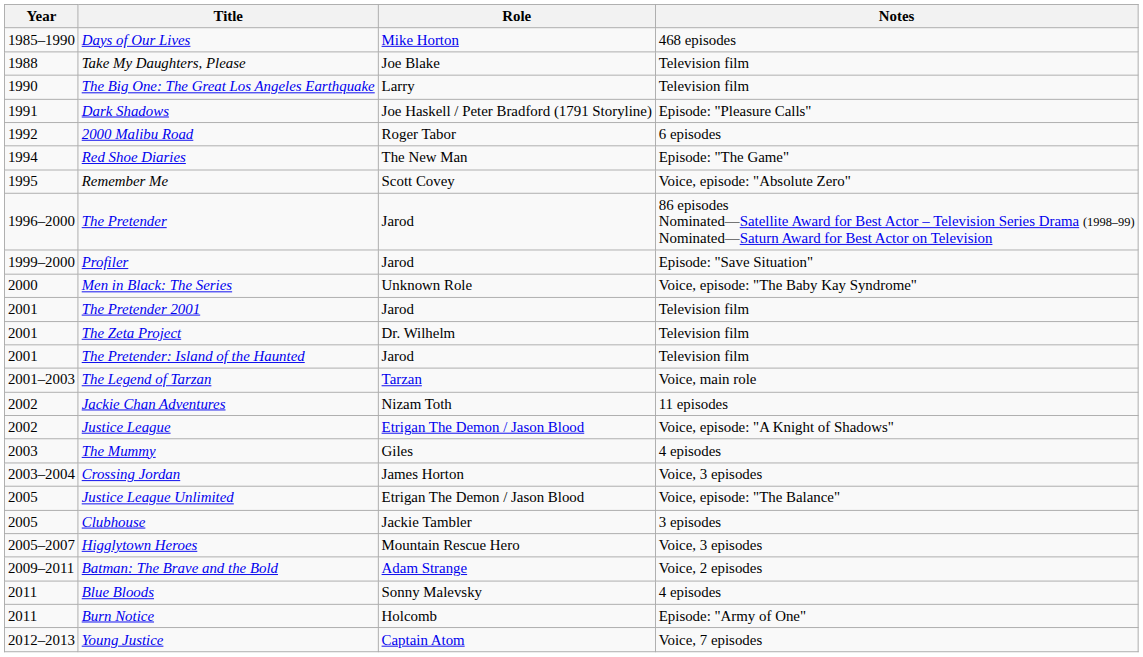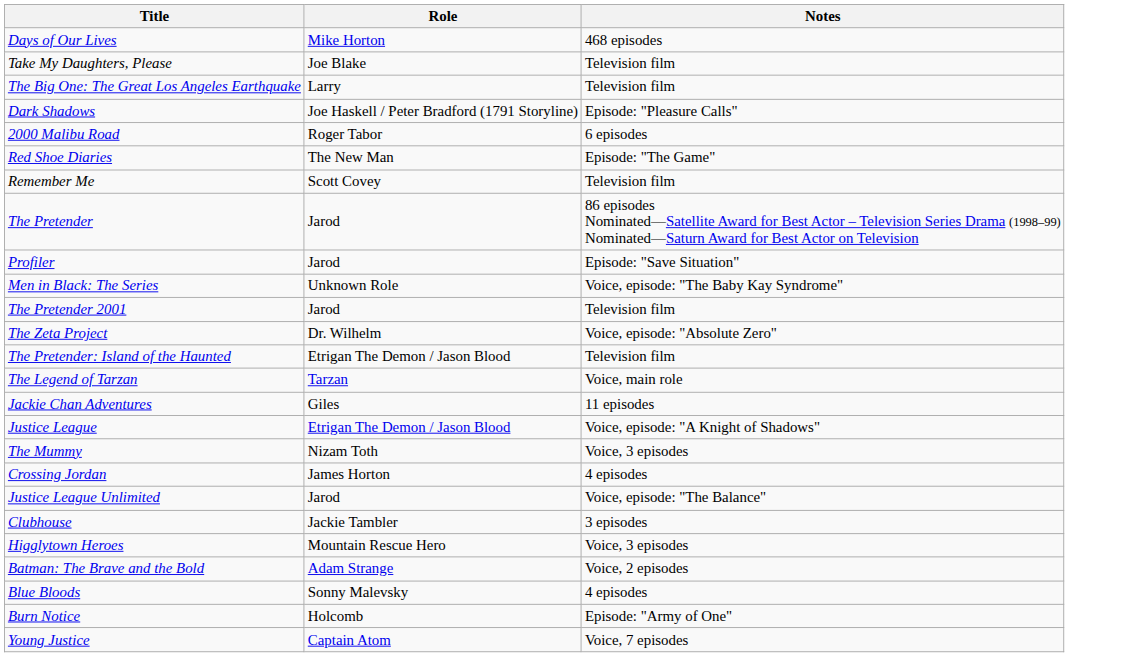- column: (41, 16)
(755, 181) Voice, episode: "Absolute Zero" -> (630, 181) Television film
(704, 332) Television film -> (681, 332) Voice, episode: "Absolute Zero"
(398, 356) Jarod -> (409, 356) Etrigan The Demon / Jason Blood
(417, 403) Nizam Toth -> (323, 403) Giles
(397, 450) Giles -> (343, 450) Nizam Toth
(690, 450) 4 episodes -> (637, 450) Voice, 3 episodes
(710, 474) Voice, 3 episodes -> (616, 474) 4 episodes
(483, 498) Etrigan The Demon / Jason Blood -> (324, 498) Jarod
